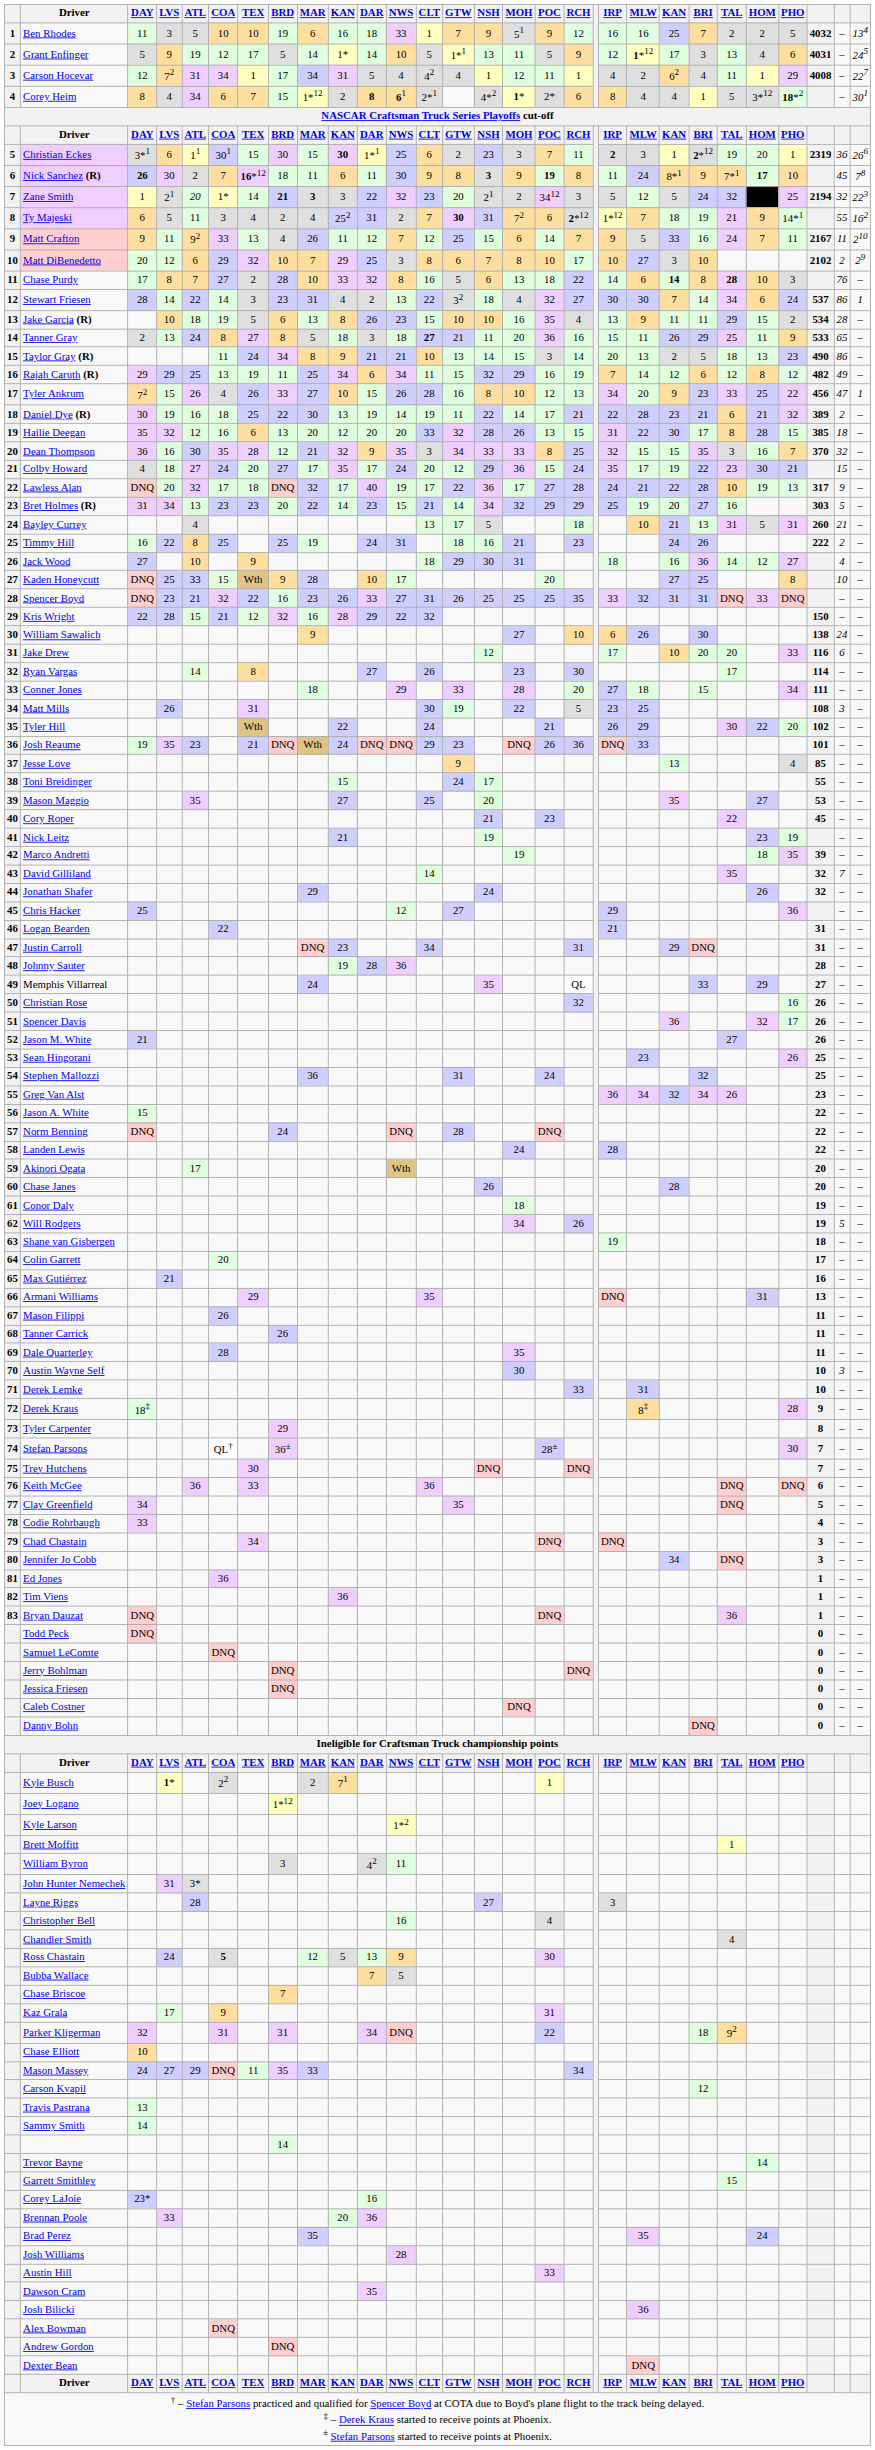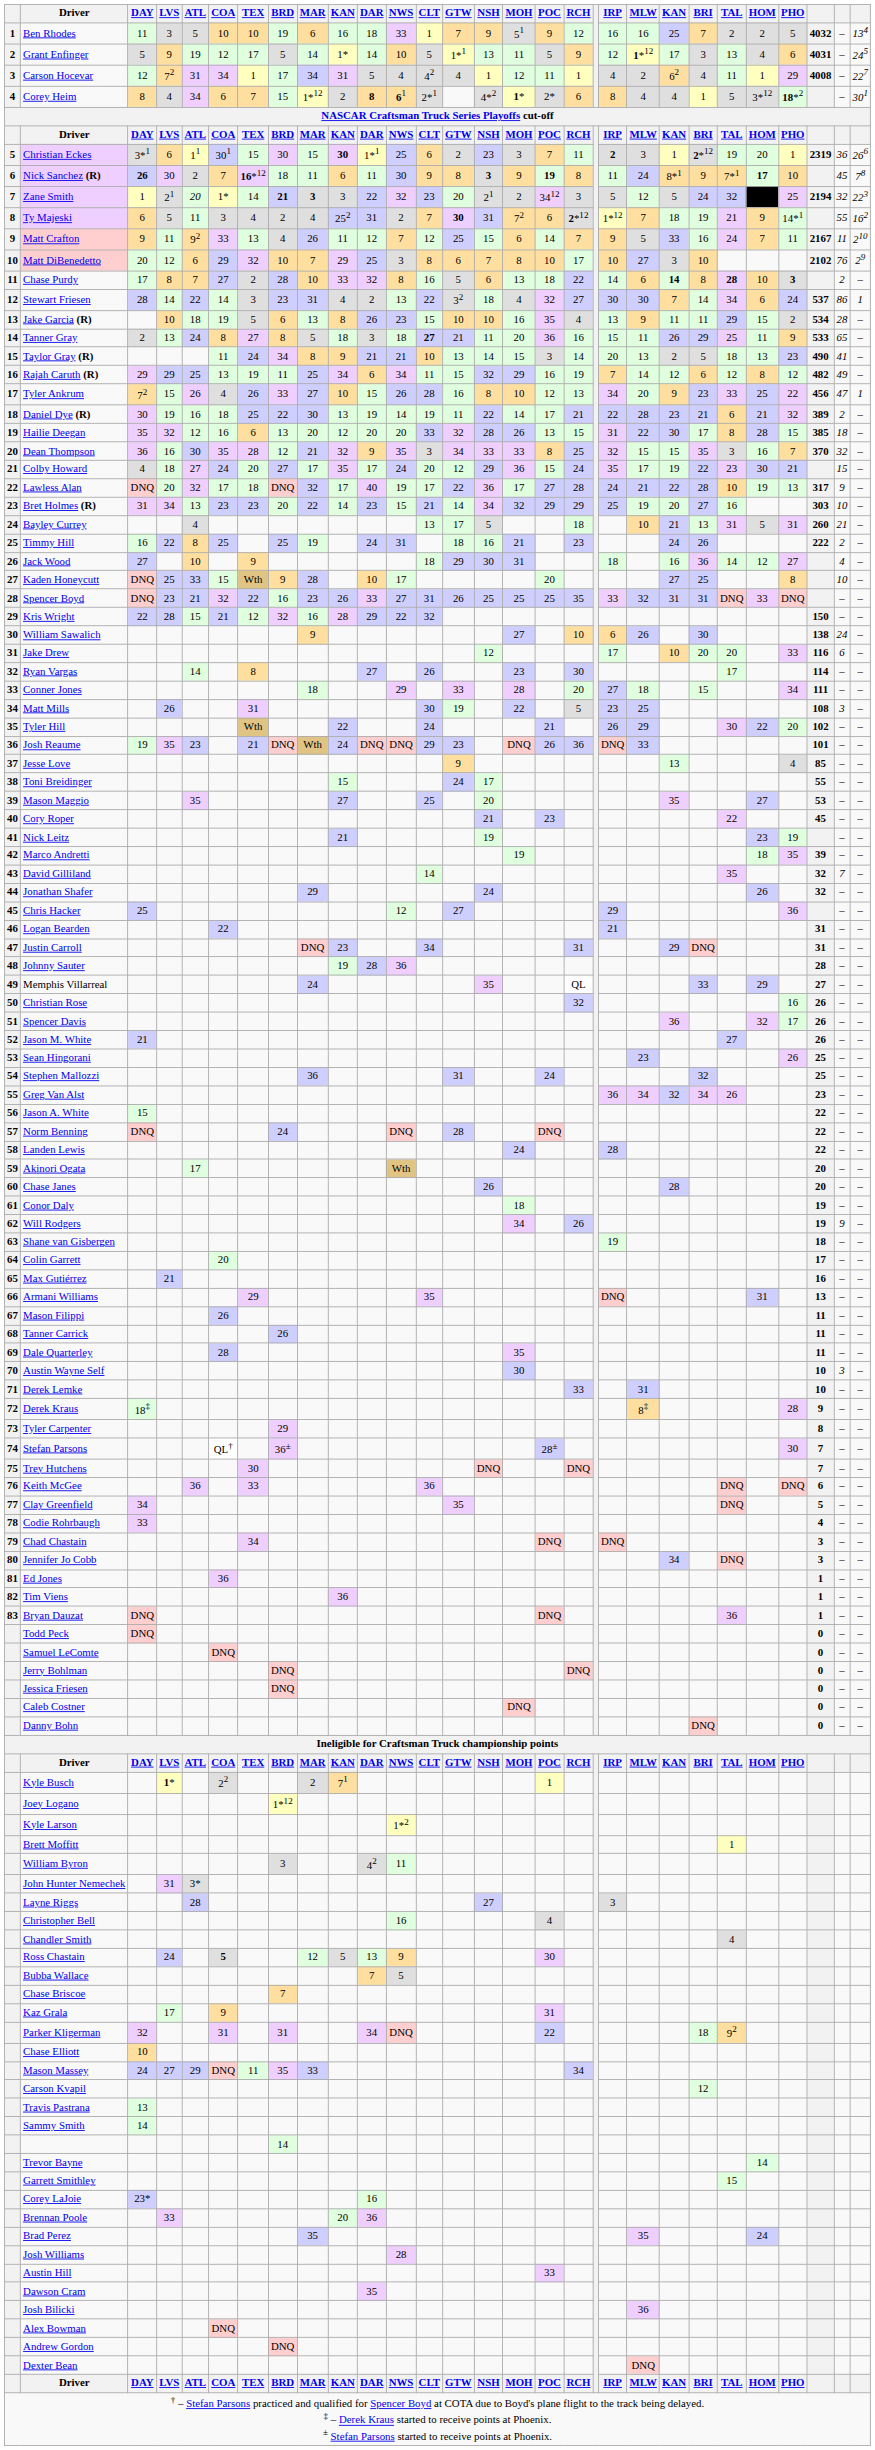(842, 260) 2 -> (842, 260) 76
(793, 280) normal -> (793, 280) bold
(842, 280) 76 -> (842, 280) 2
(842, 356) 86 -> (842, 356) 41
(842, 506) 5 -> (842, 506) 10
(842, 1224) 5 -> (842, 1224) 9
